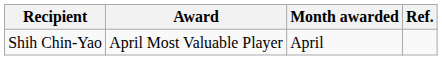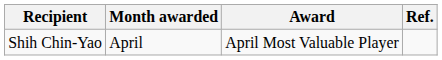columns swapped: (196, 17) <-> (344, 17)
